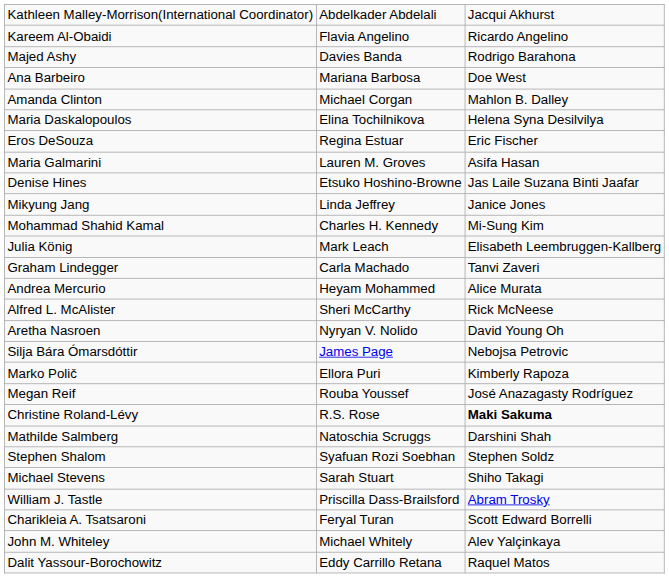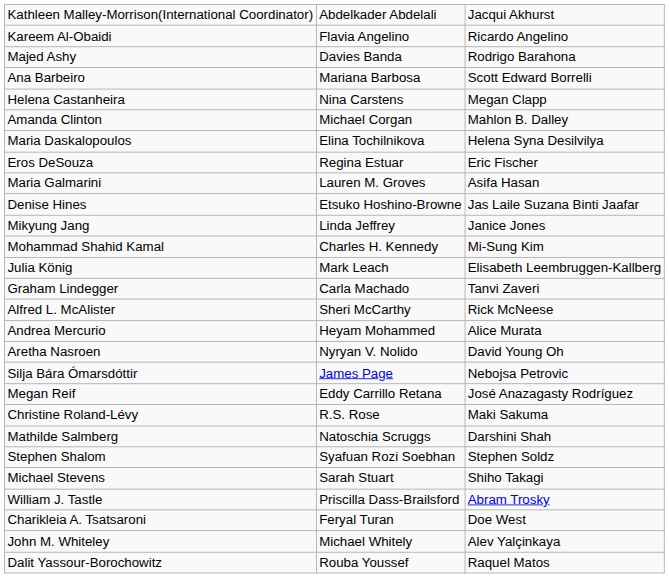(497, 78) Doe West -> (530, 78) Scott Edward Borrelli
+ row: (66, 99)
rows swapped: (61, 309) <-> (57, 288)
- row: (42, 373)
(364, 394) Rouba Youssef -> (380, 394) Eddy Carrillo Retana
(510, 415) bold -> (508, 415) normal
(530, 520) Scott Edward Borrelli -> (497, 520) Doe West
(380, 562) Eddy Carrillo Retana -> (364, 562) Rouba Youssef
